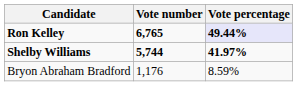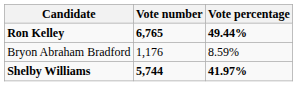(228, 33) lavender background -> (228, 33) no background
rows swapped: (49, 52) <-> (69, 71)
